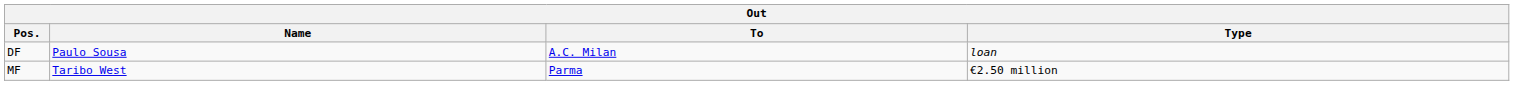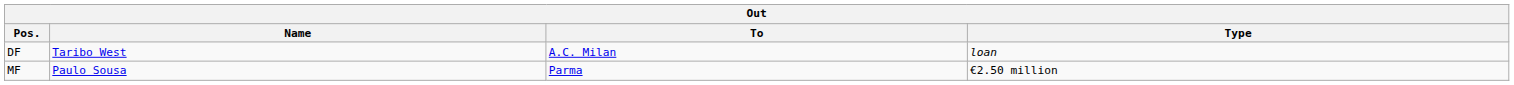(89, 51) Paulo Sousa -> (89, 51) Taribo West
(89, 70) Taribo West -> (89, 70) Paulo Sousa
